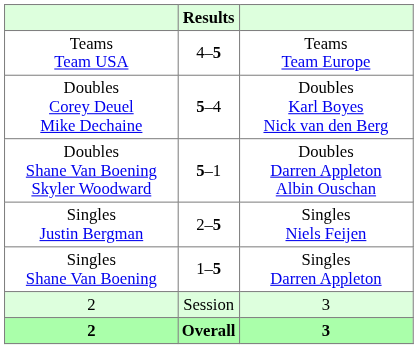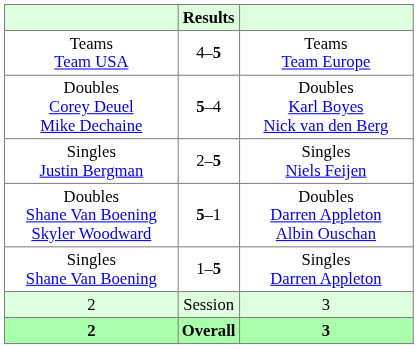rows swapped: (91, 224) <-> (91, 170)
